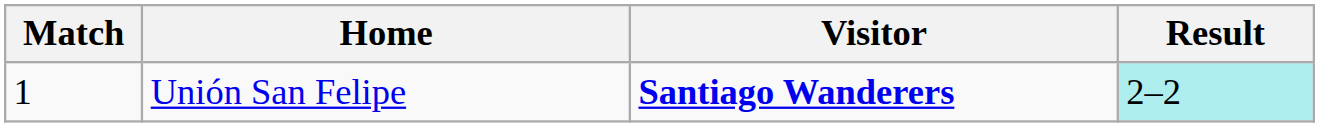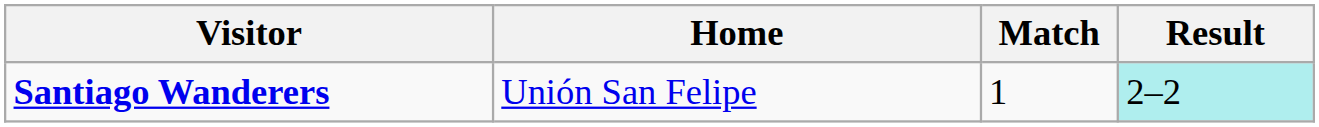columns swapped: (74, 33) <-> (874, 33)
